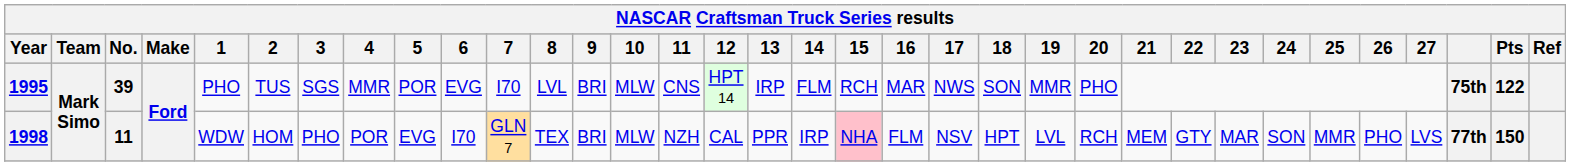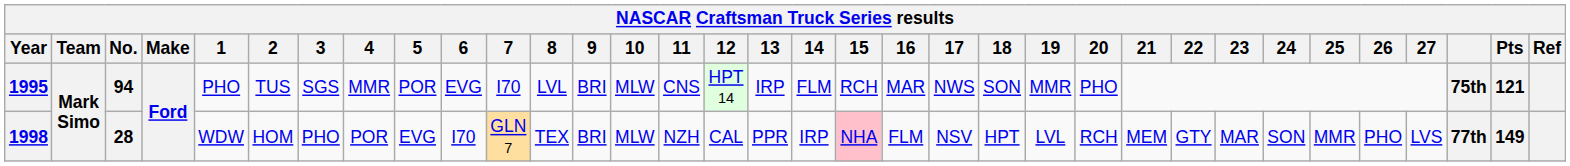(123, 87) 39 -> (123, 87) 94
(1510, 87) 122 -> (1510, 87) 121
(123, 136) 11 -> (123, 136) 28
(1510, 136) 150 -> (1510, 136) 149
